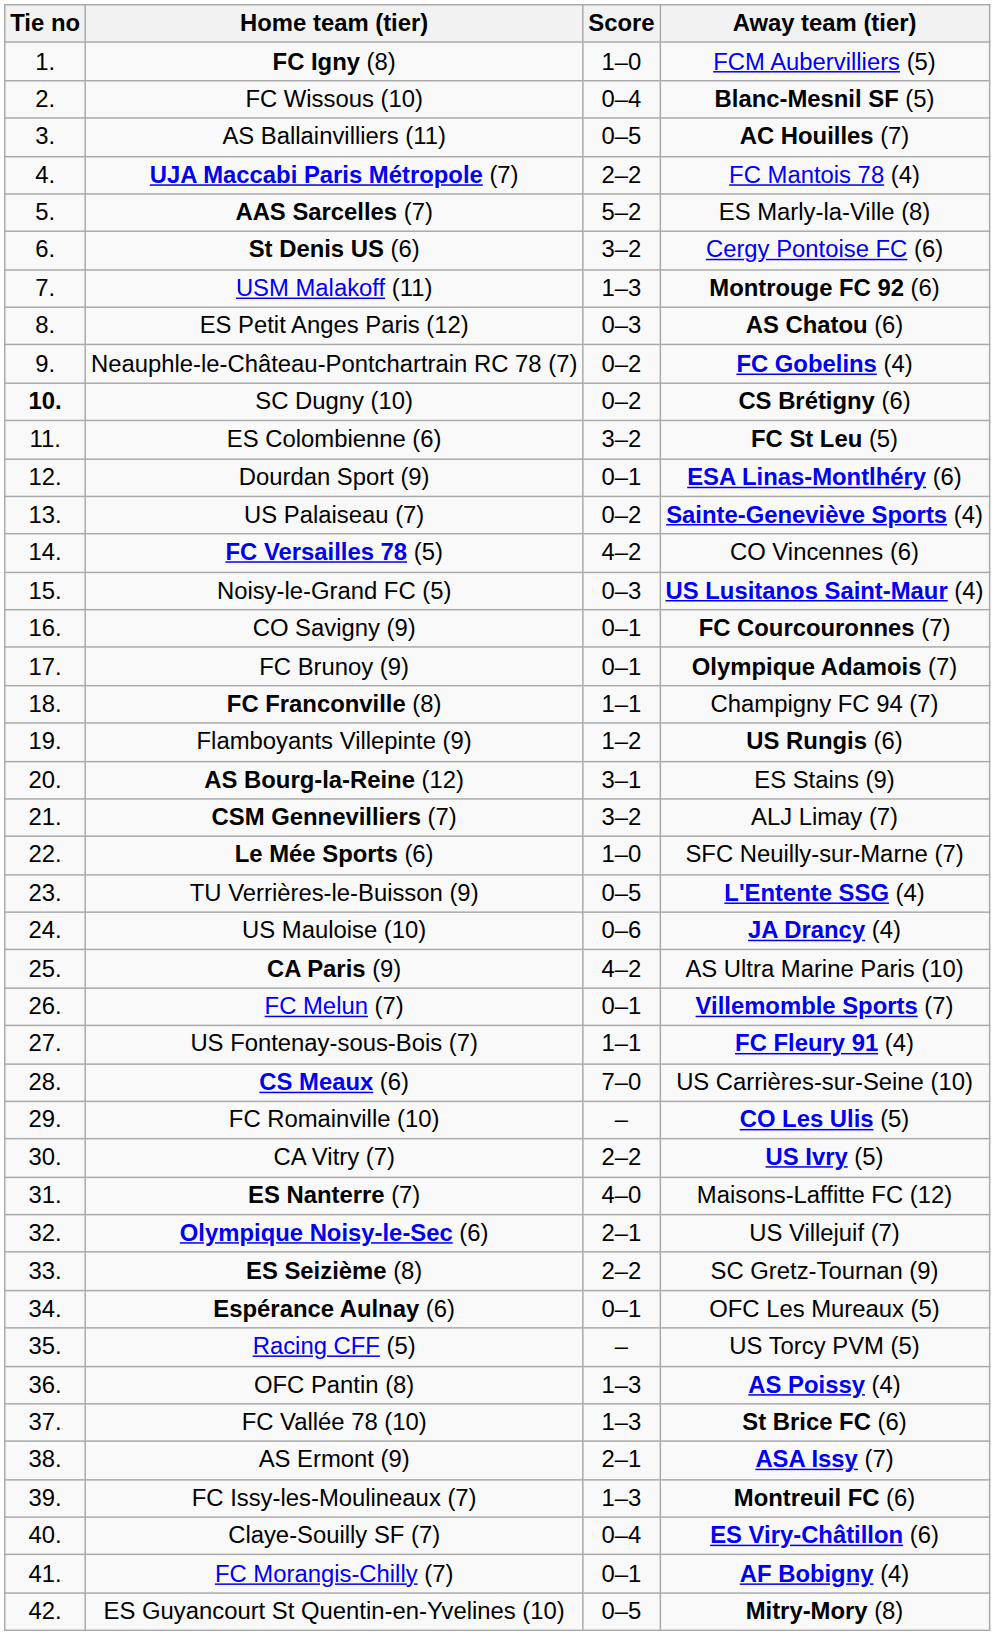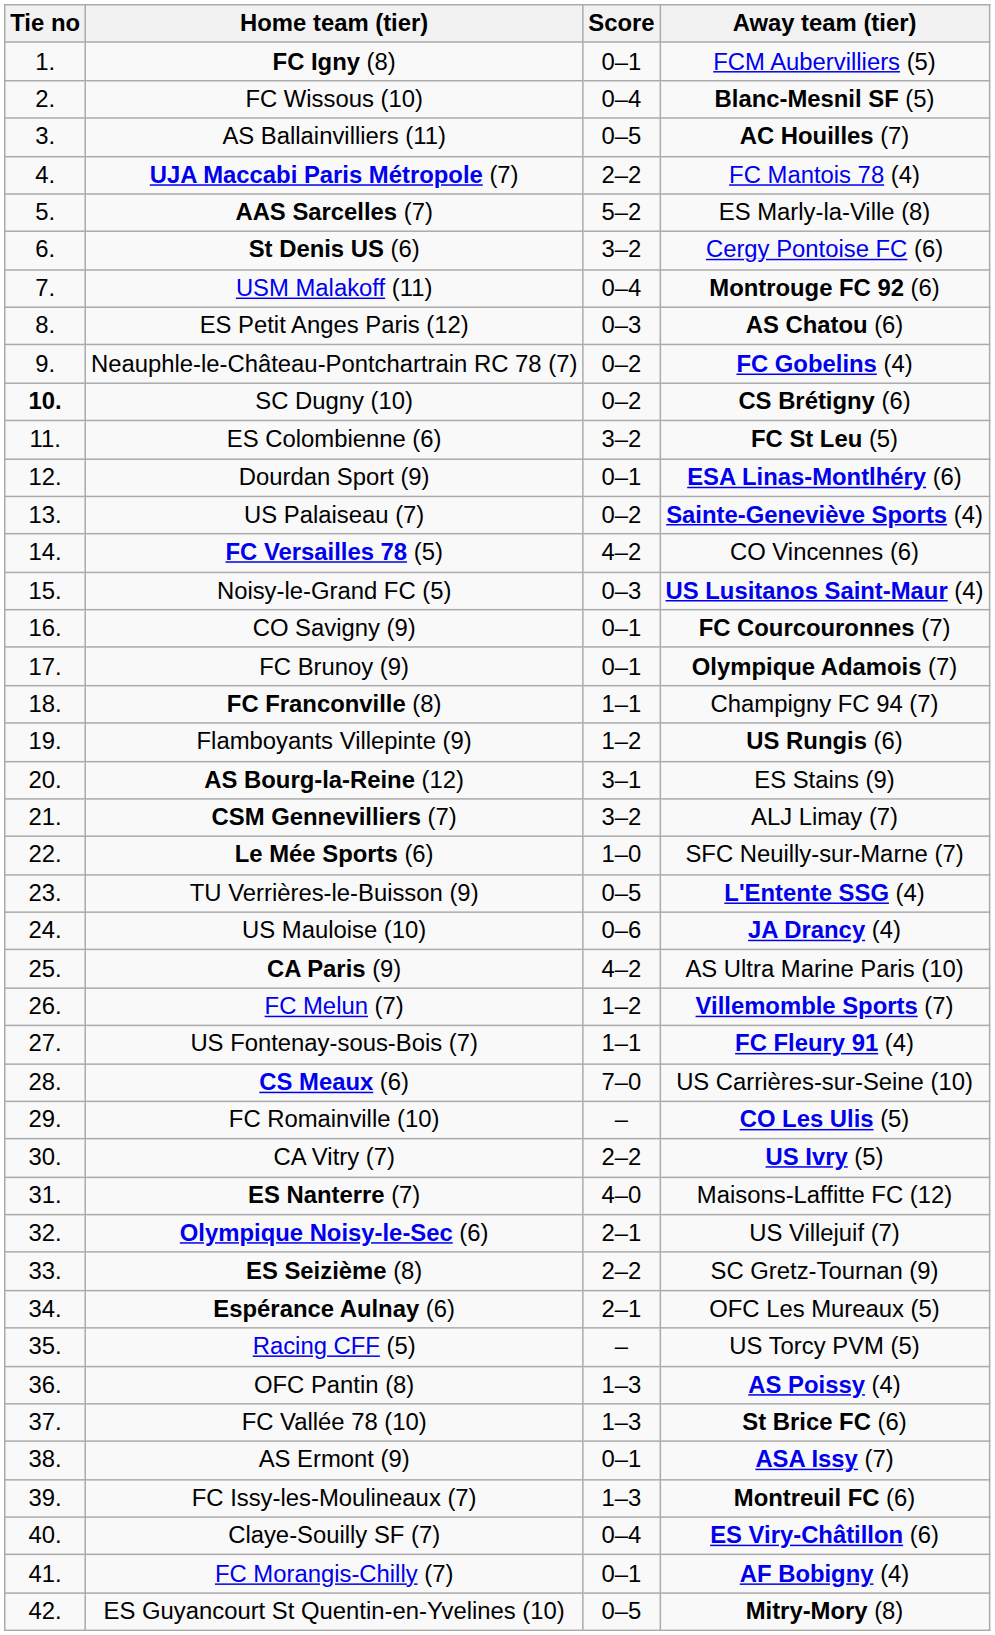(621, 61) 1–0 -> (621, 61) 0–1
(621, 288) 1–3 -> (621, 288) 0–4
(621, 1006) 0–1 -> (621, 1006) 1–2
(621, 1308) 0–1 -> (621, 1308) 2–1
(621, 1460) 2–1 -> (621, 1460) 0–1
